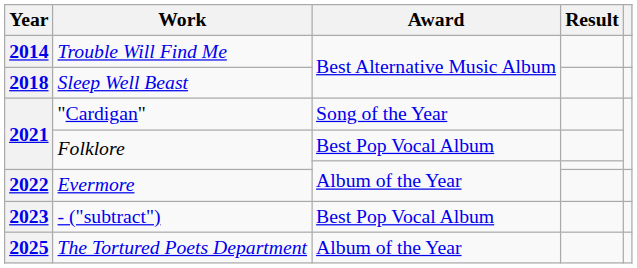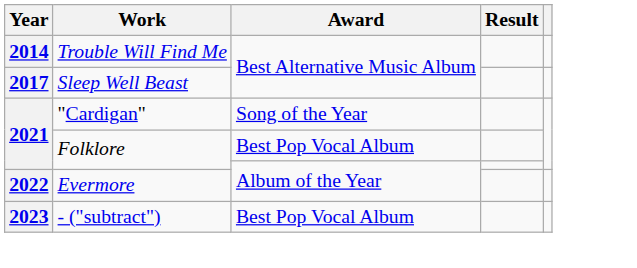(29, 82) 2018 -> (29, 82) 2017
- row: (182, 247)
